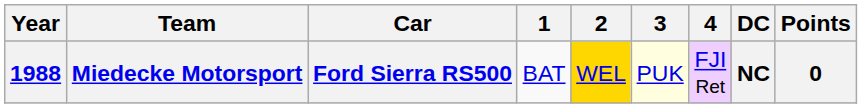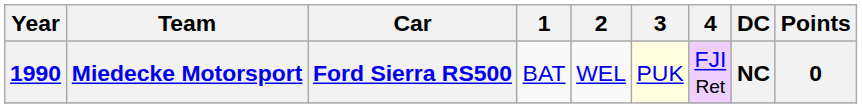(36, 72) 1988 -> (36, 72) 1990
(601, 72) gold background -> (601, 72) no background
